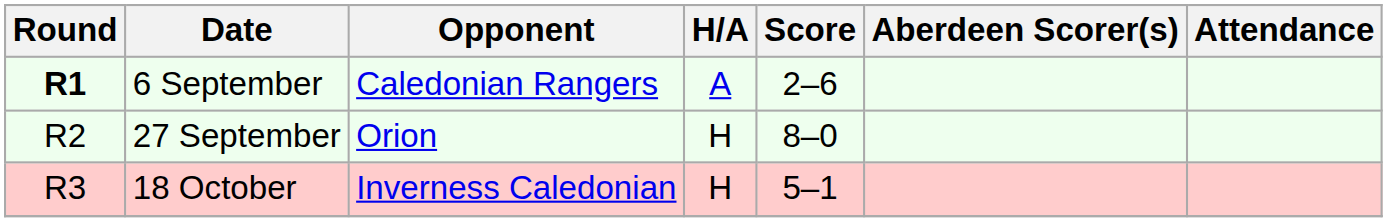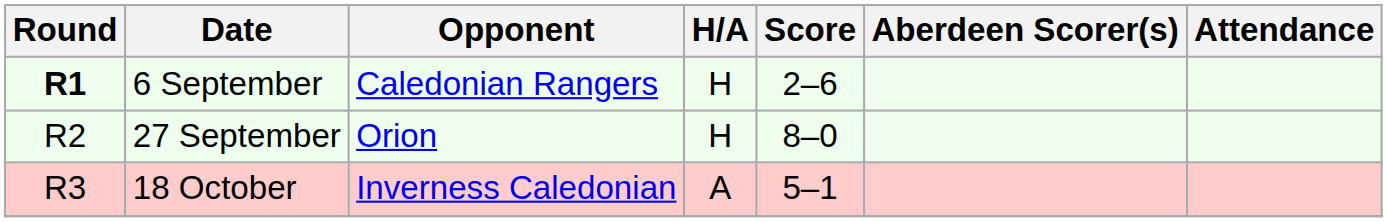(720, 83) A -> (720, 83) H
(720, 188) H -> (720, 188) A
